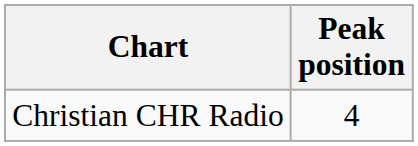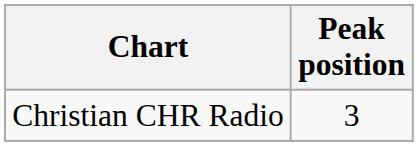(352, 114) 4 -> (352, 114) 3
